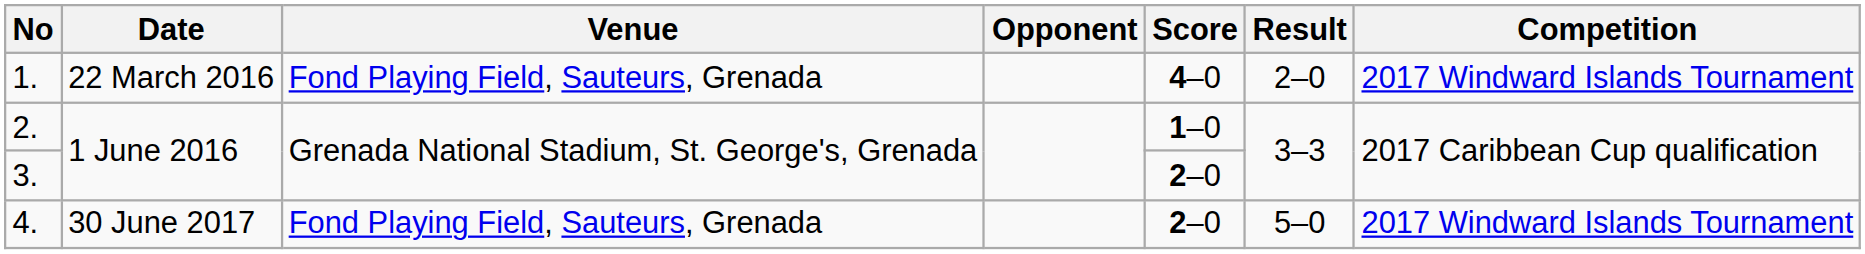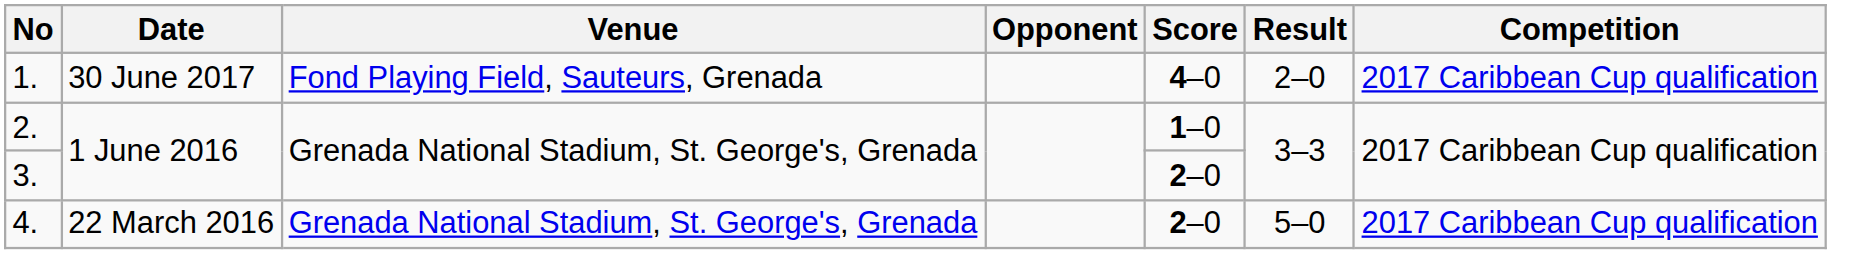(171, 78) 22 March 2016 -> (162, 78) 30 June 2017
(1607, 78) 2017 Windward Islands Tournament -> (1590, 78) 2017 Caribbean Cup qualification
(162, 224) 30 June 2017 -> (171, 224) 22 March 2016
(555, 224) Fond Playing Field, Sauteurs, Grenada -> (633, 224) Grenada National Stadium, St. George's, Grenada
(1607, 224) 2017 Windward Islands Tournament -> (1590, 224) 2017 Caribbean Cup qualification
